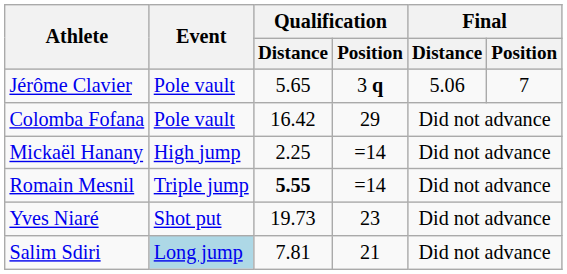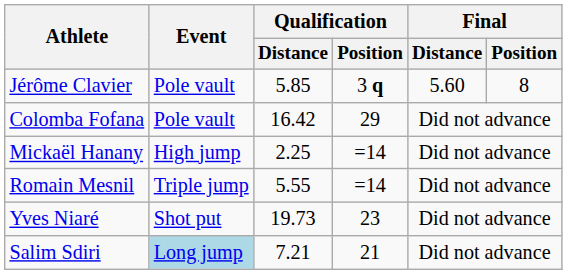(293, 86) 5.65 -> (293, 86) 5.85
(447, 86) 5.06 -> (447, 86) 5.60
(524, 86) 7 -> (524, 86) 8
(293, 185) bold -> (293, 185) normal
(293, 252) 7.81 -> (293, 252) 7.21
